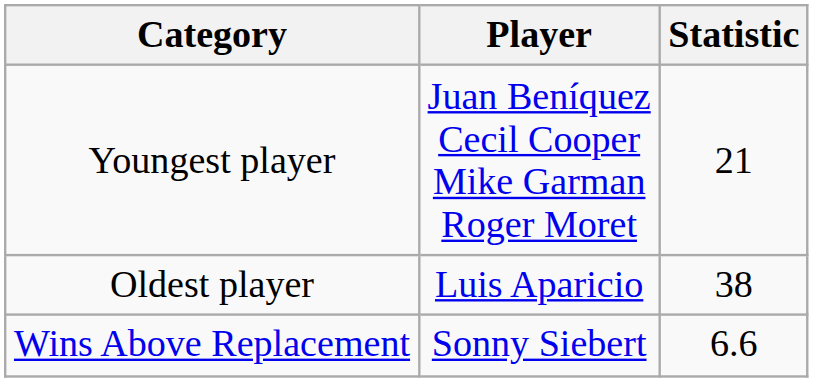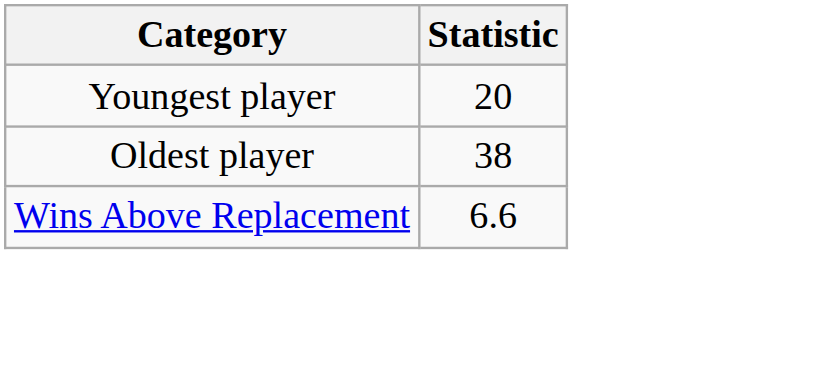- column: (539, 34)
(734, 159) 21 -> (493, 95) 20
